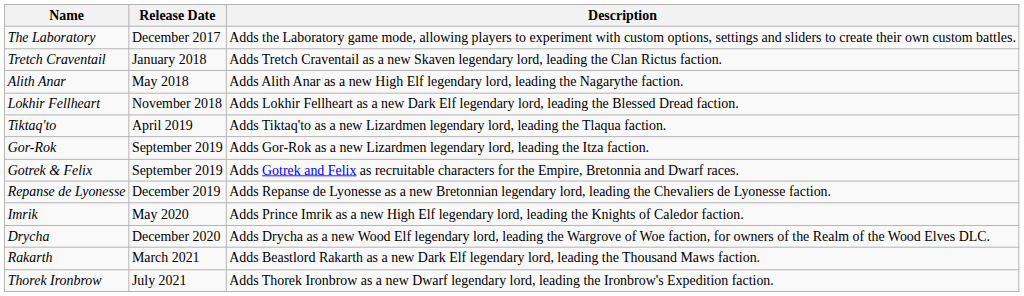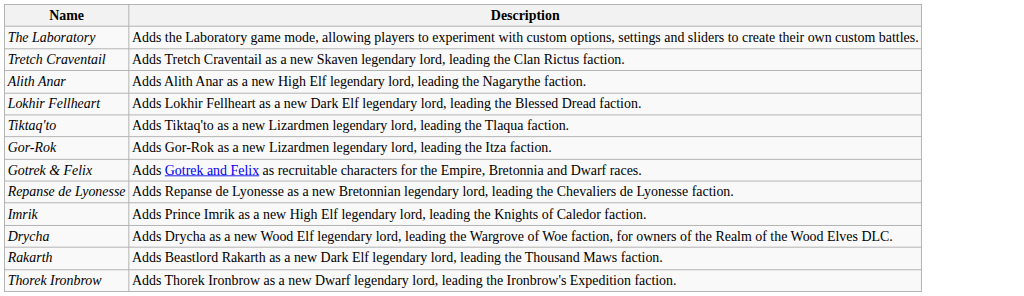- column: (177, 15)
